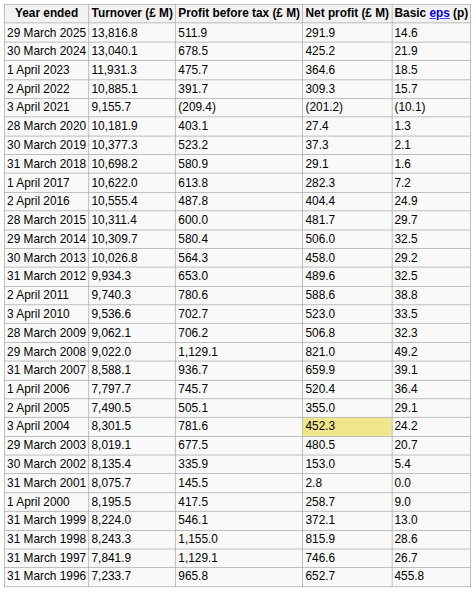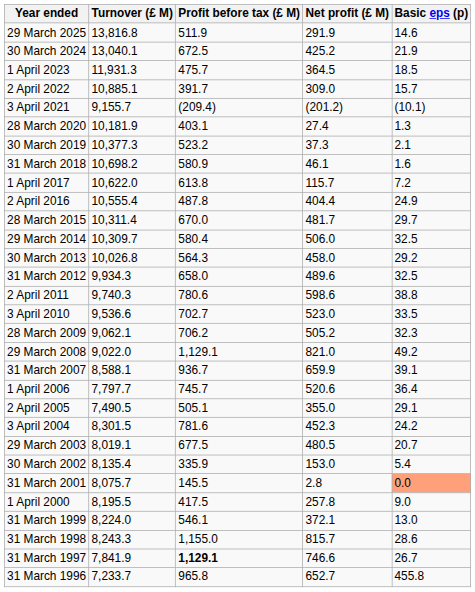(193, 51) 678.5 -> (193, 51) 672.5
(320, 70) 364.6 -> (320, 70) 364.5
(320, 88) 309.3 -> (320, 88) 309.0
(317, 164) 29.1 -> (317, 164) 46.1
(320, 182) 282.3 -> (320, 182) 115.7
(193, 220) 600.0 -> (193, 220) 670.0
(193, 276) 653.0 -> (193, 276) 658.0
(320, 295) 588.6 -> (320, 295) 598.6
(320, 333) 506.8 -> (320, 333) 505.2
(320, 389) 520.4 -> (320, 389) 520.6
(320, 426) khaki background -> (320, 426) no background
(403, 483) no background -> (403, 483) lightsalmon background
(320, 502) 258.7 -> (320, 502) 257.8
(320, 539) 815.9 -> (320, 539) 815.7
(198, 558) normal -> (198, 558) bold
